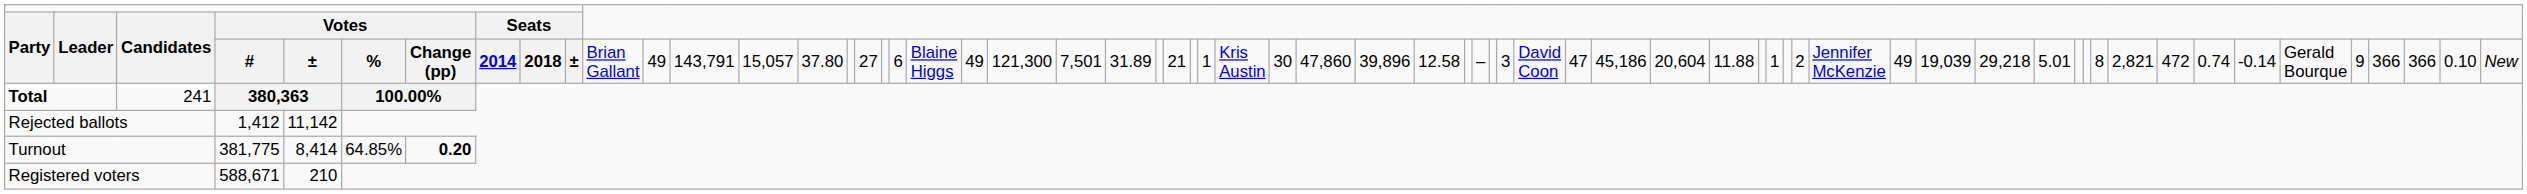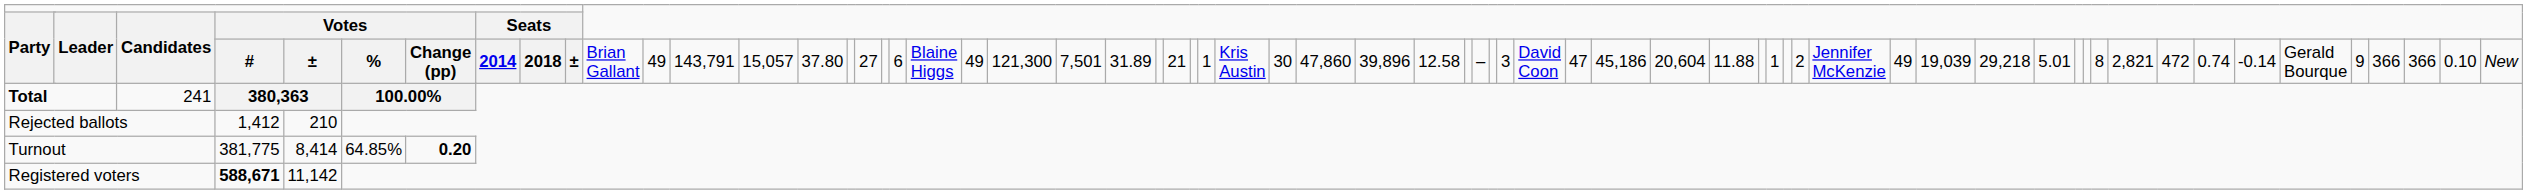(312, 123) 11,142 -> (323, 123) 210
(249, 176) normal -> (249, 176) bold
(323, 176) 210 -> (312, 176) 11,142
